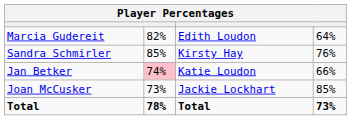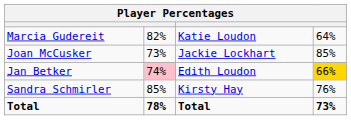(217, 36) Edith Loudon -> (217, 36) Katie Loudon
rows swapped: (49, 89) <-> (59, 54)
(217, 71) Katie Loudon -> (217, 71) Edith Loudon
(326, 71) no background -> (326, 71) gold background
